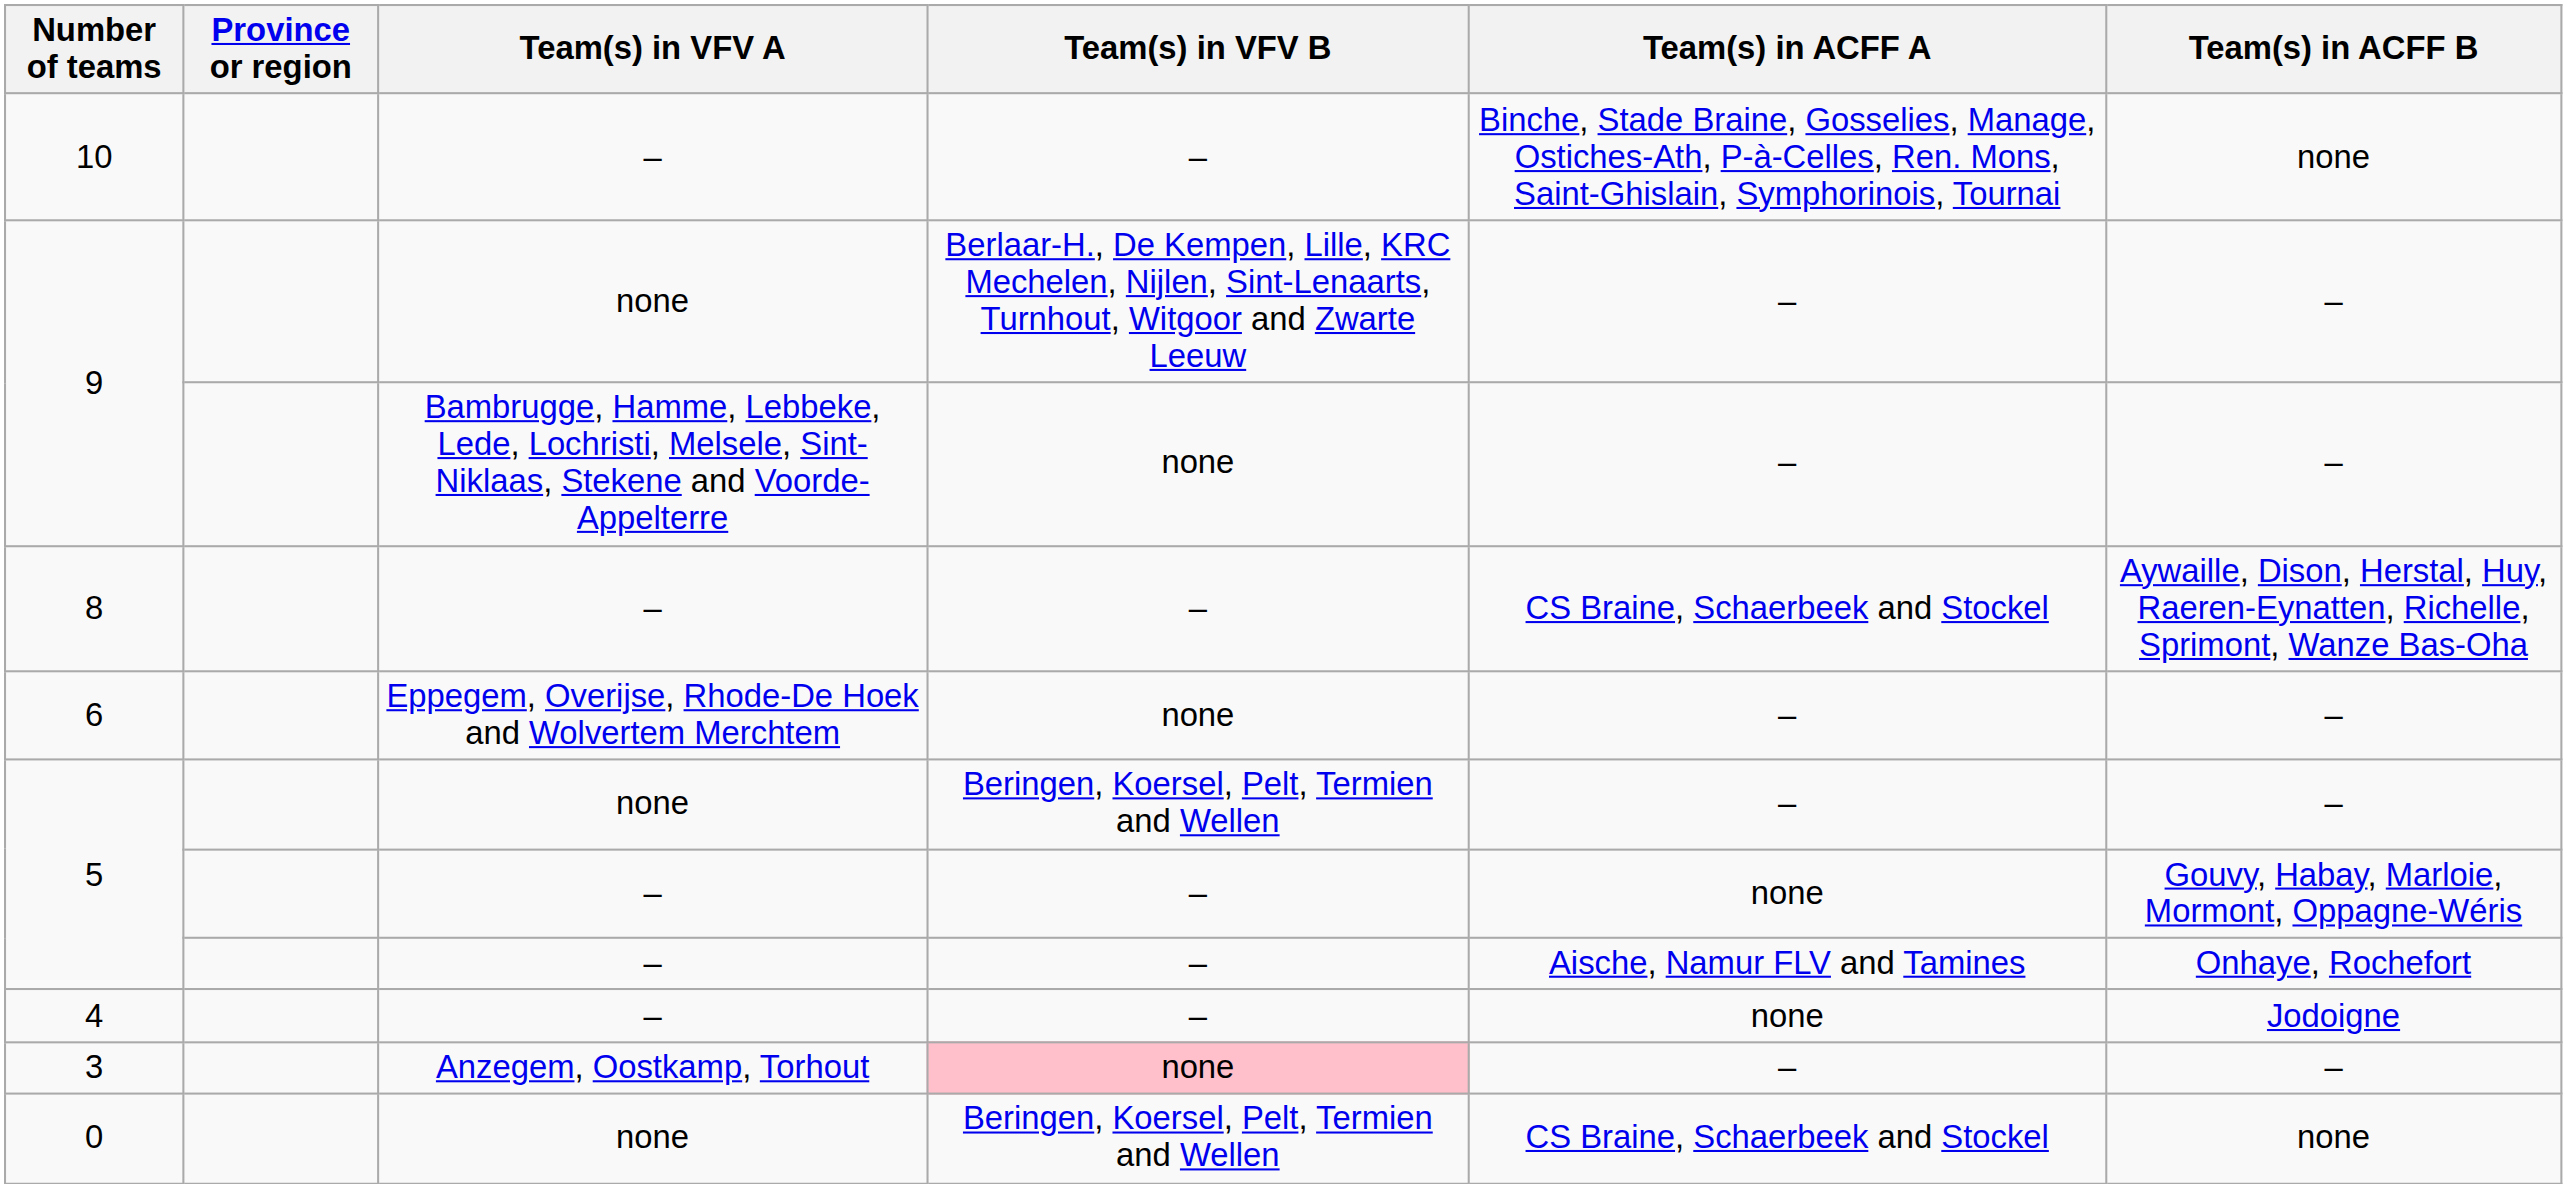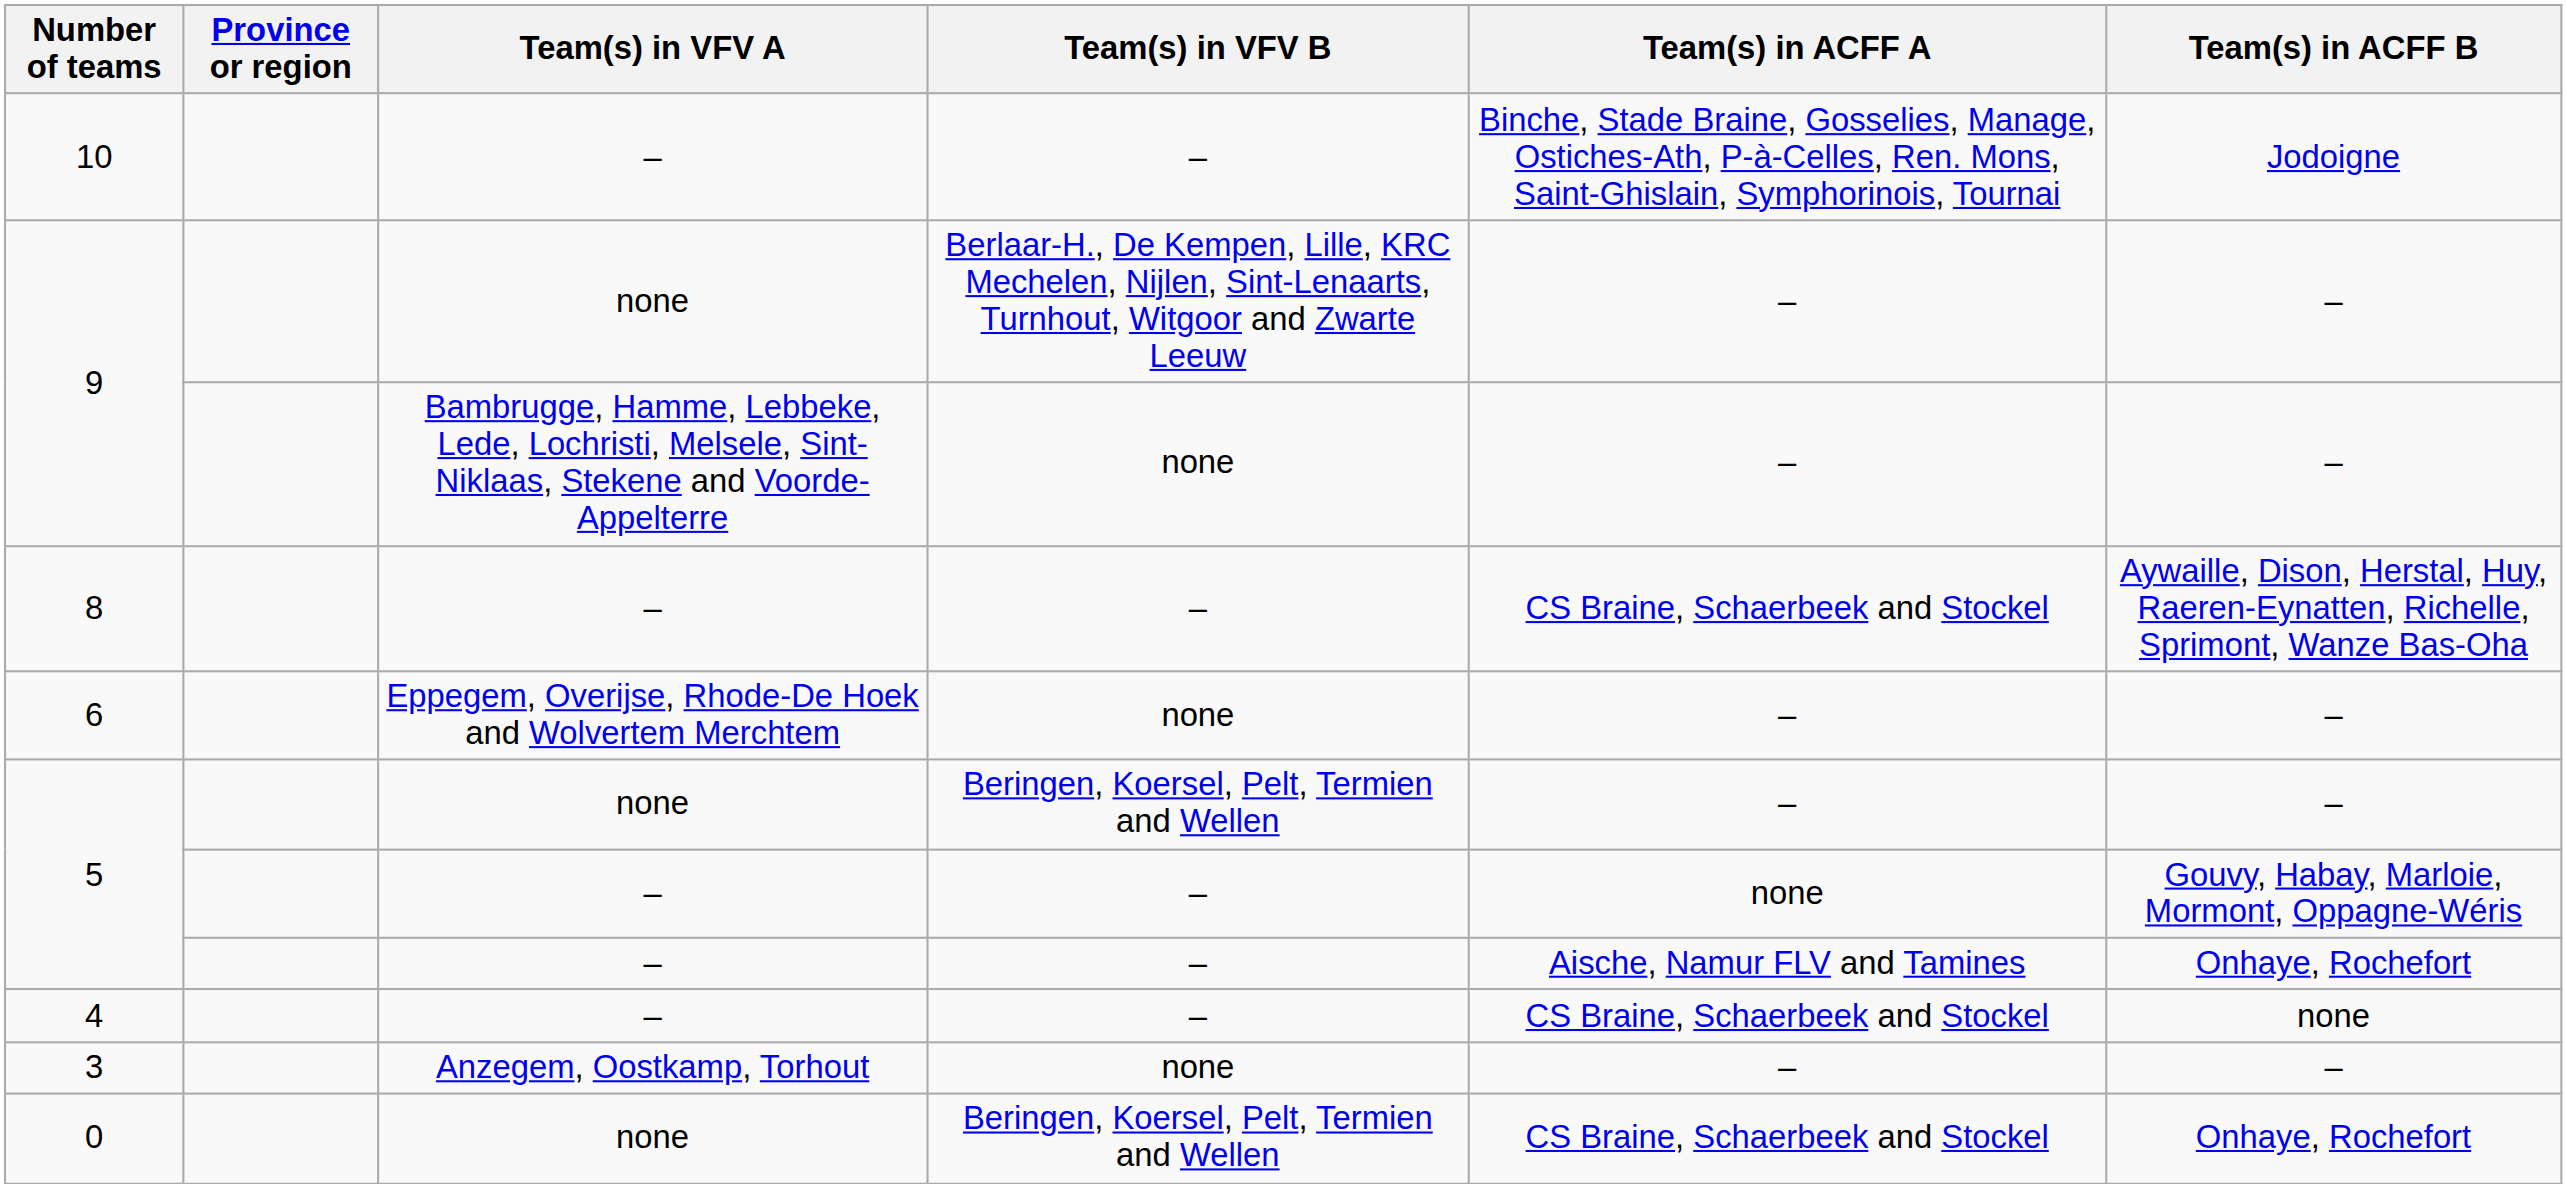(2334, 156) none -> (2334, 156) Jodoigne
(1787, 1015) none -> (1787, 1015) CS Braine, Schaerbeek and Stockel
(2334, 1015) Jodoigne -> (2334, 1015) none
(1198, 1067) pink background -> (1198, 1067) no background
(2334, 1137) none -> (2334, 1137) Onhaye, Rochefort
